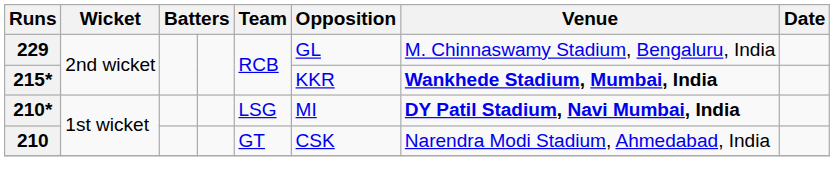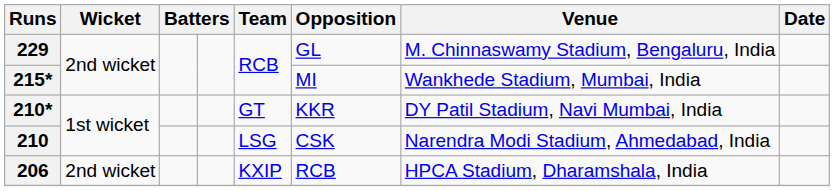(315, 79) KKR -> (306, 79) MI
(561, 79) bold -> (553, 79) normal
(258, 110) LSG -> (252, 110) GT
(306, 110) MI -> (315, 110) KKR
(572, 110) bold -> (563, 110) normal
(252, 140) GT -> (258, 140) LSG
+ row: (33, 170)
